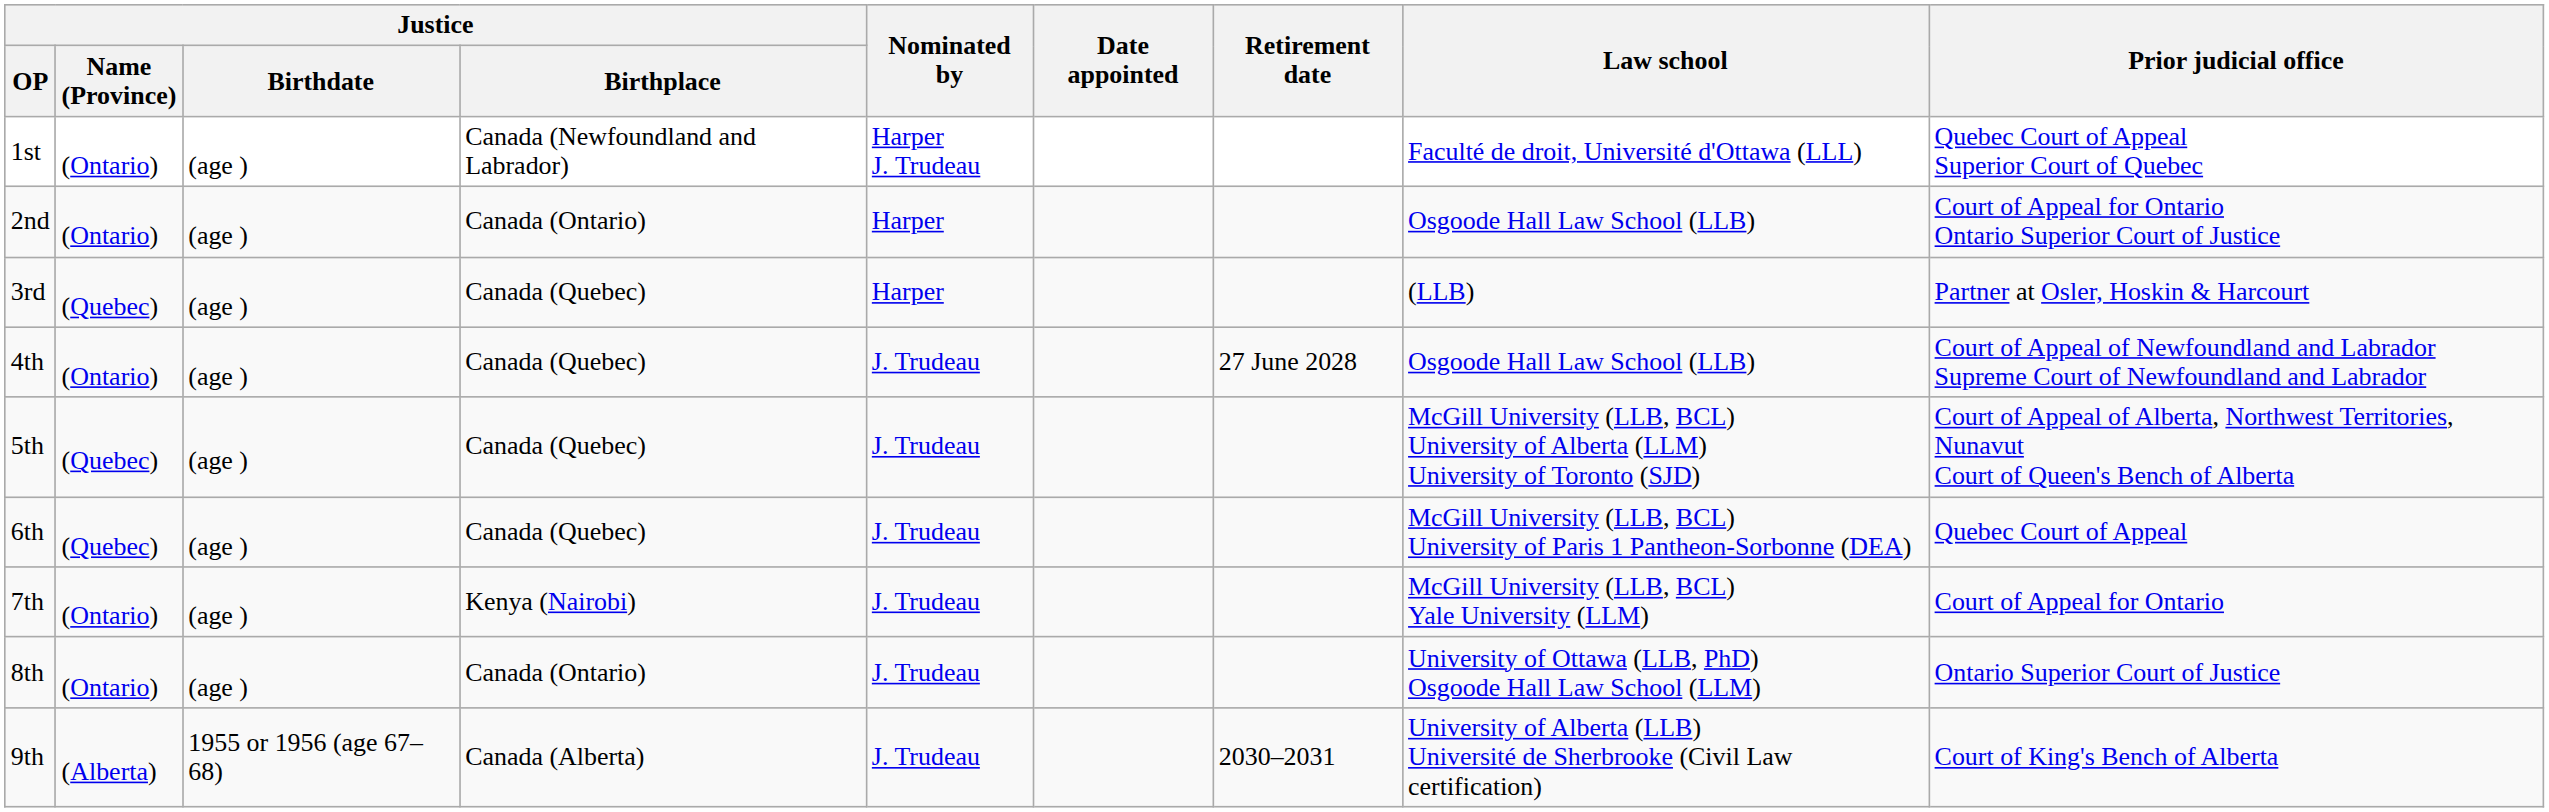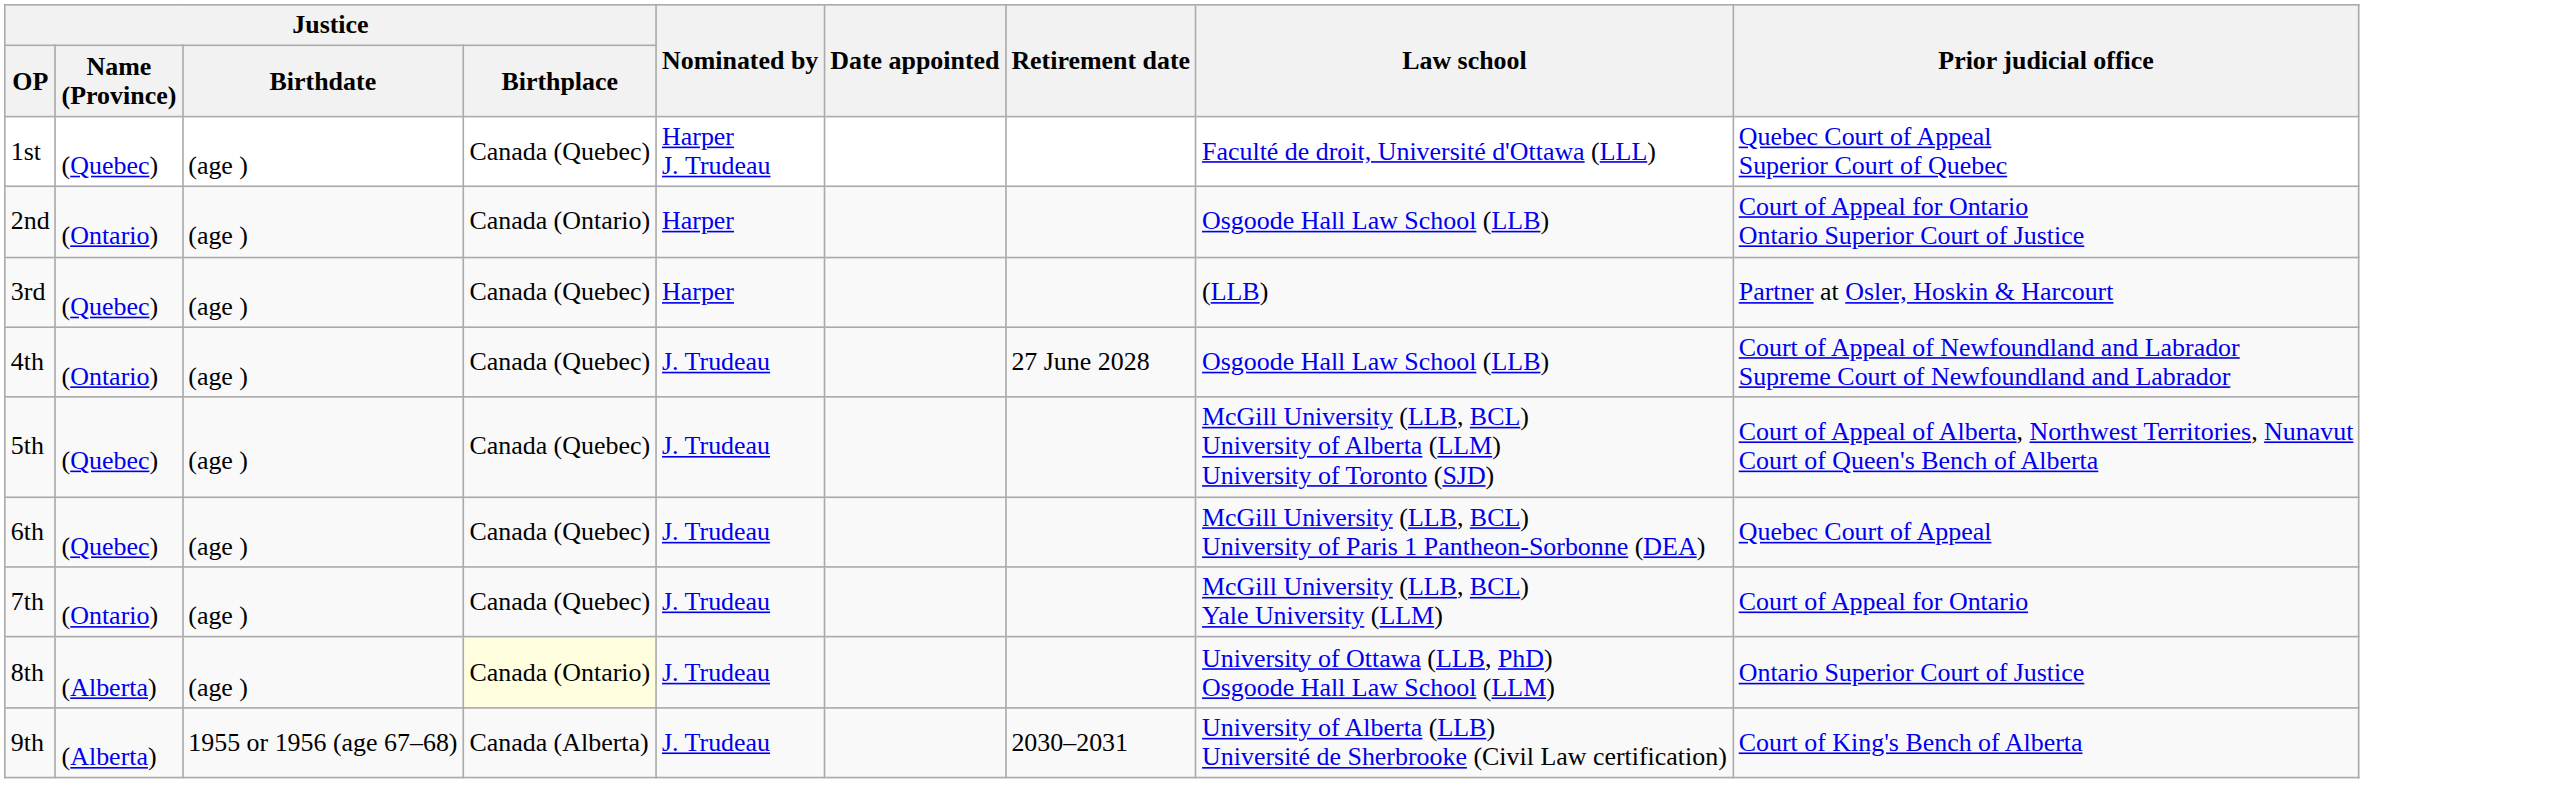(110, 165) (Ontario) -> (110, 165) (Quebec)
(611, 151) Canada (Newfoundland and Labrador) -> (560, 151) Canada (Quebec)
(550, 601) Kenya (Nairobi) -> (560, 601) Canada (Quebec)
(110, 686) (Ontario) -> (109, 686) (Alberta)
(556, 672) no background -> (560, 672) lightyellow background
